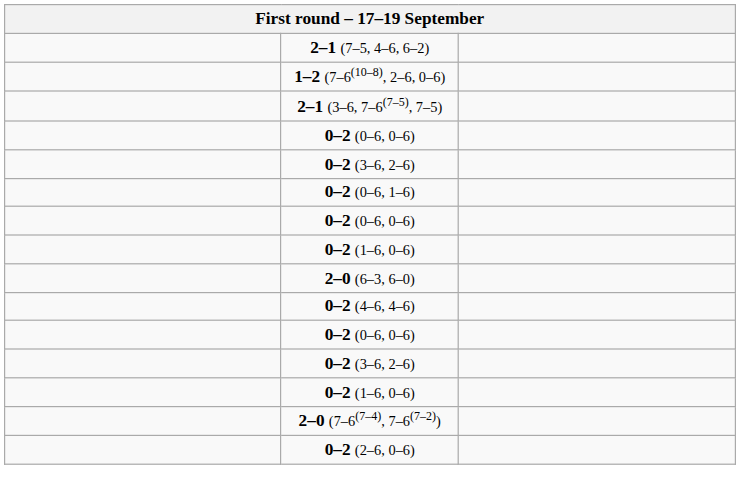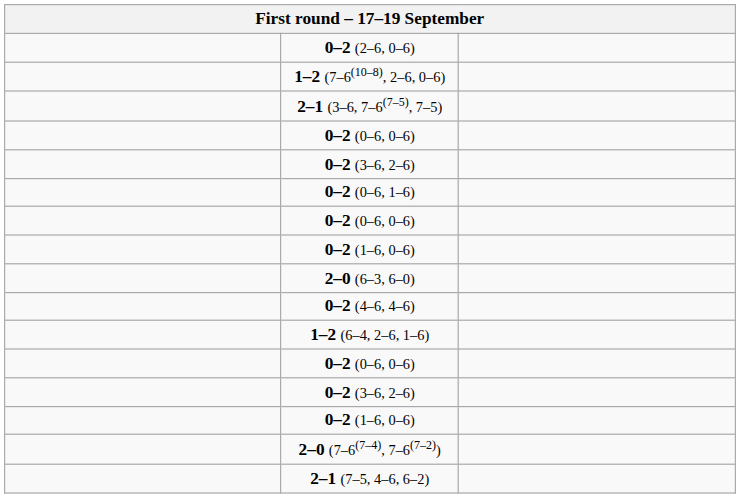rows swapped: (143, 48) <-> (143, 450)
+ row: (143, 335)
